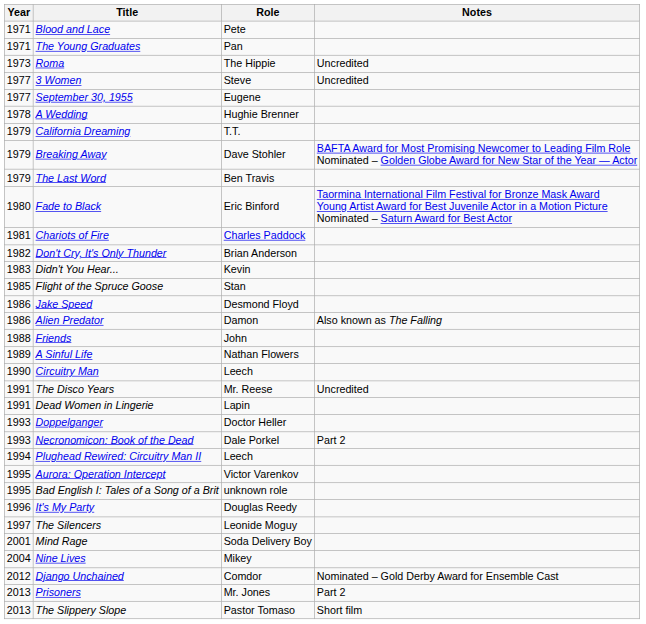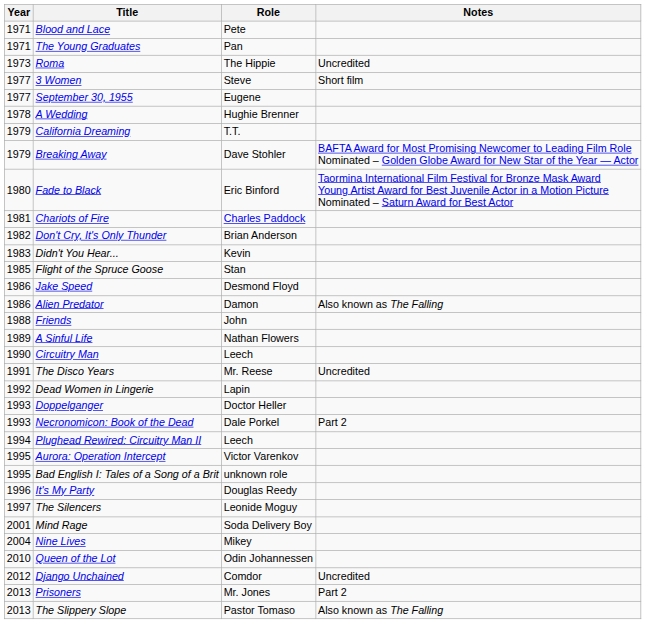(343, 81) Uncredited -> (341, 81) Short film
- row: (71, 178)
(19, 406) 1991 -> (19, 389) 1992
+ row: (76, 559)
(438, 576) Nominated – Gold Derby Award for Ensemble Cast -> (344, 576) Uncredited
(339, 610) Short film -> (381, 610) Also known as The Falling
